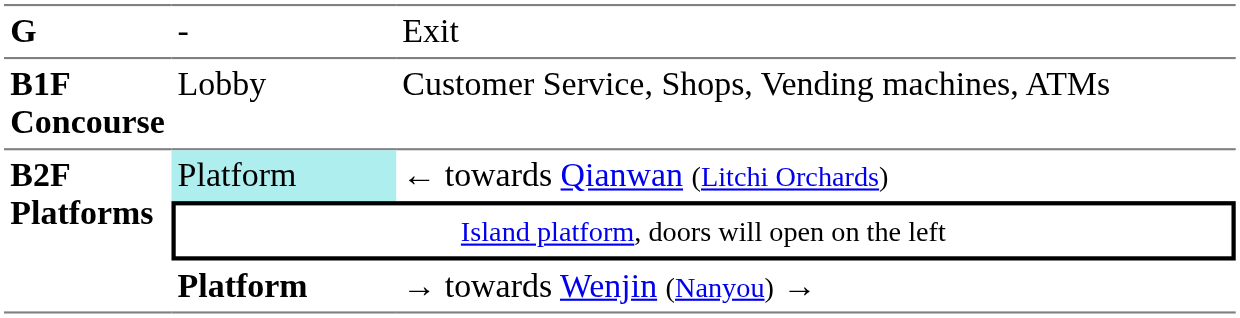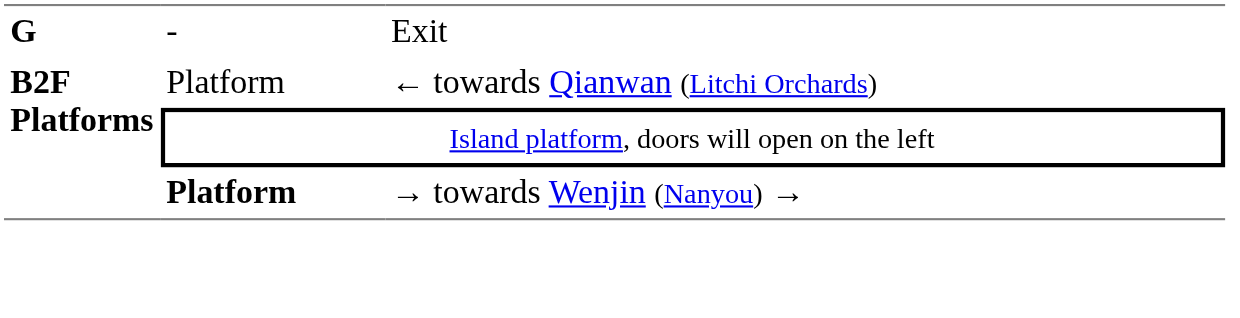- row: (756, 83)
(237, 175) paleturquoise background -> (226, 81) no background
